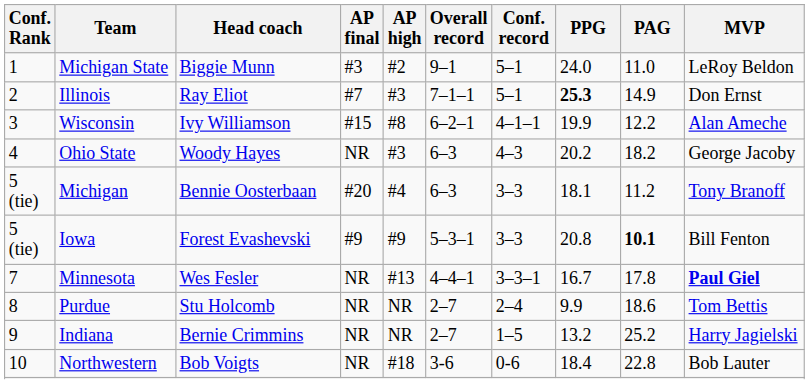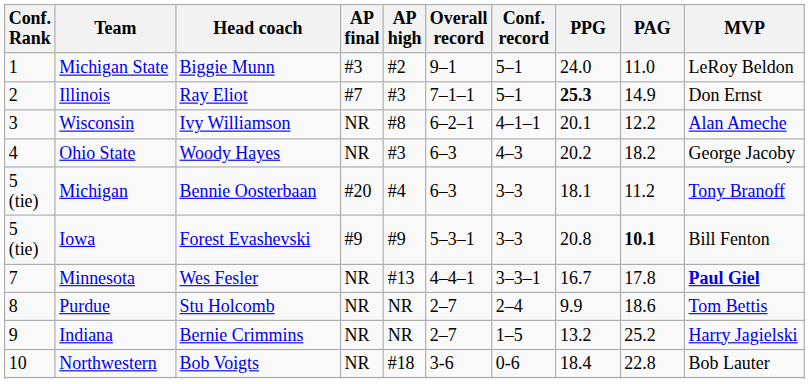(358, 124) #15 -> (357, 124) NR
(576, 124) 19.9 -> (576, 124) 20.1
